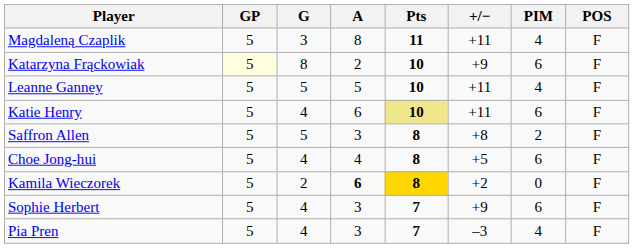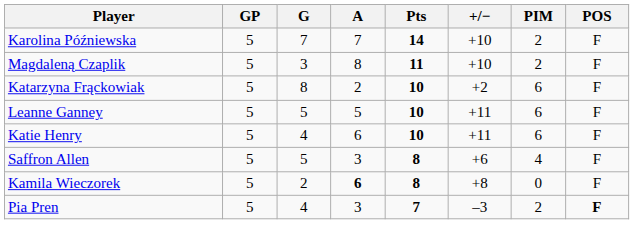+ row: (72, 40)
(480, 40) +11 -> (480, 64) +10
(538, 40) 4 -> (538, 64) 2
(250, 64) lightyellow background -> (250, 87) no background
(480, 64) +9 -> (480, 87) +2
(538, 87) 4 -> (538, 111) 6
(416, 111) khaki background -> (416, 135) no background
(480, 135) +8 -> (480, 159) +6
(538, 135) 2 -> (538, 159) 4
- row: (52, 159)
(416, 183) gold background -> (416, 183) no background
(480, 183) +2 -> (480, 183) +8
- row: (54, 207)
(538, 231) 4 -> (538, 207) 2
(597, 231) normal -> (597, 207) bold
